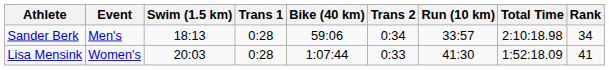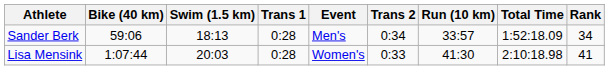columns swapped: (115, 15) <-> (327, 15)
(532, 35) 2:10:18.98 -> (532, 35) 1:52:18.09
(532, 55) 1:52:18.09 -> (532, 55) 2:10:18.98
